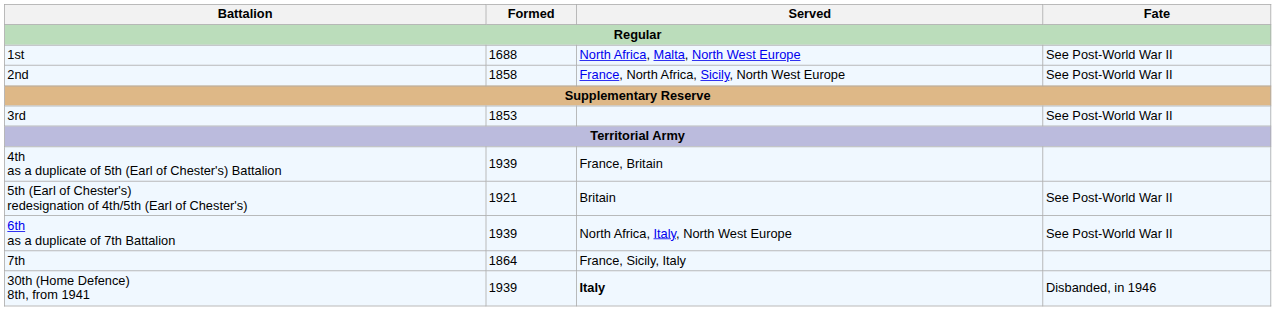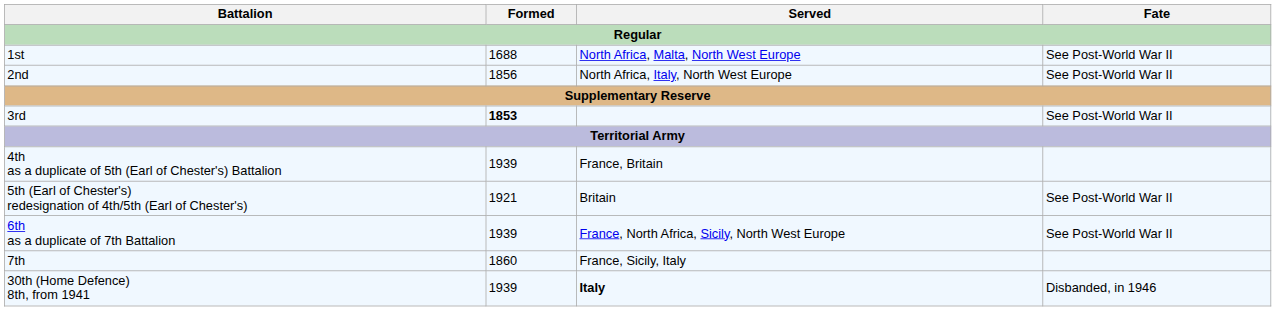(503, 75) 1858 -> (503, 75) 1856
(712, 75) France, North Africa, Sicily, North West Europe -> (686, 75) North Africa, Italy, North West Europe
(503, 116) normal -> (503, 116) bold
(686, 233) North Africa, Italy, North West Europe -> (712, 233) France, North Africa, Sicily, North West Europe
(503, 260) 1864 -> (503, 260) 1860
